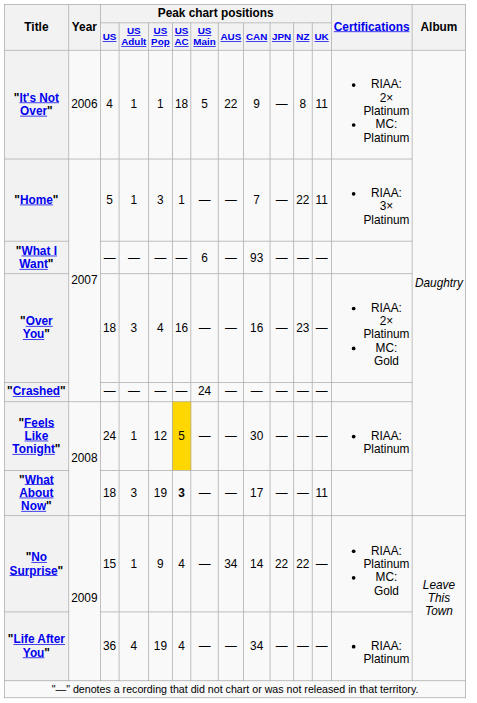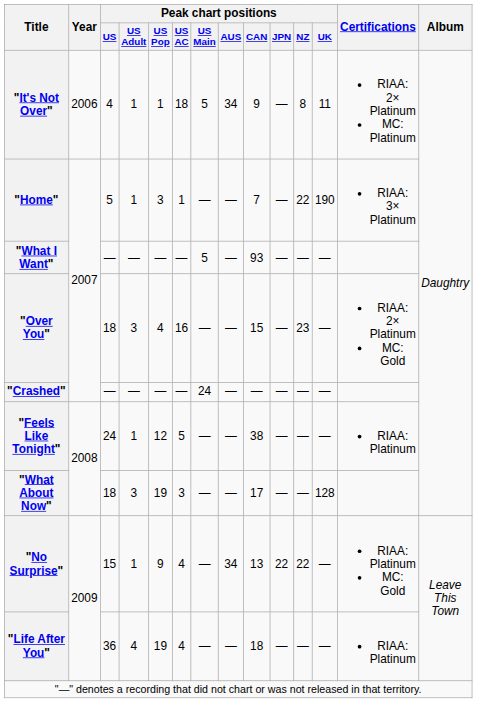(231, 104) 22 -> (231, 104) 34
(322, 200) 11 -> (325, 200) 190
(205, 257) 6 -> (205, 257) 5
(257, 328) 16 -> (257, 328) 15
(182, 436) gold background -> (182, 436) no background
(257, 436) 30 -> (257, 436) 38
(182, 493) bold -> (182, 493) normal
(322, 493) 11 -> (325, 493) 128
(257, 563) 14 -> (257, 563) 13
(257, 646) 34 -> (257, 646) 18
